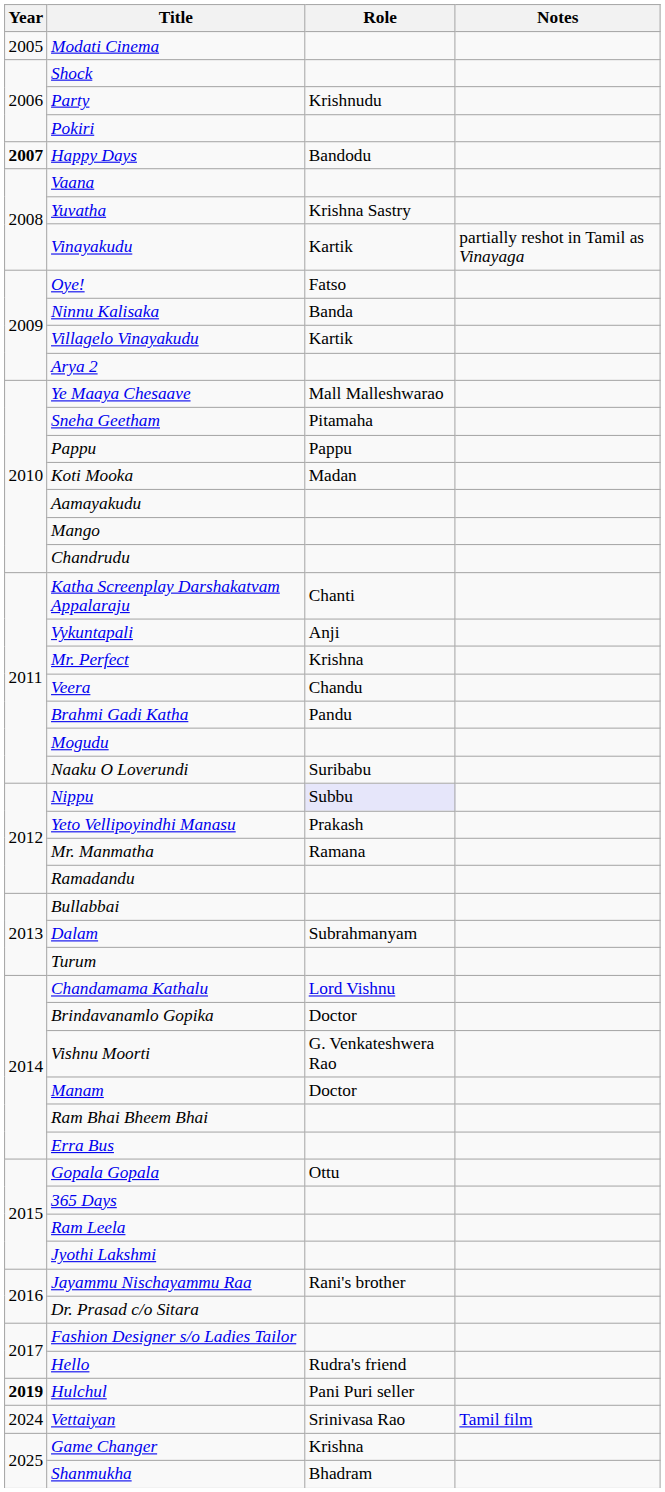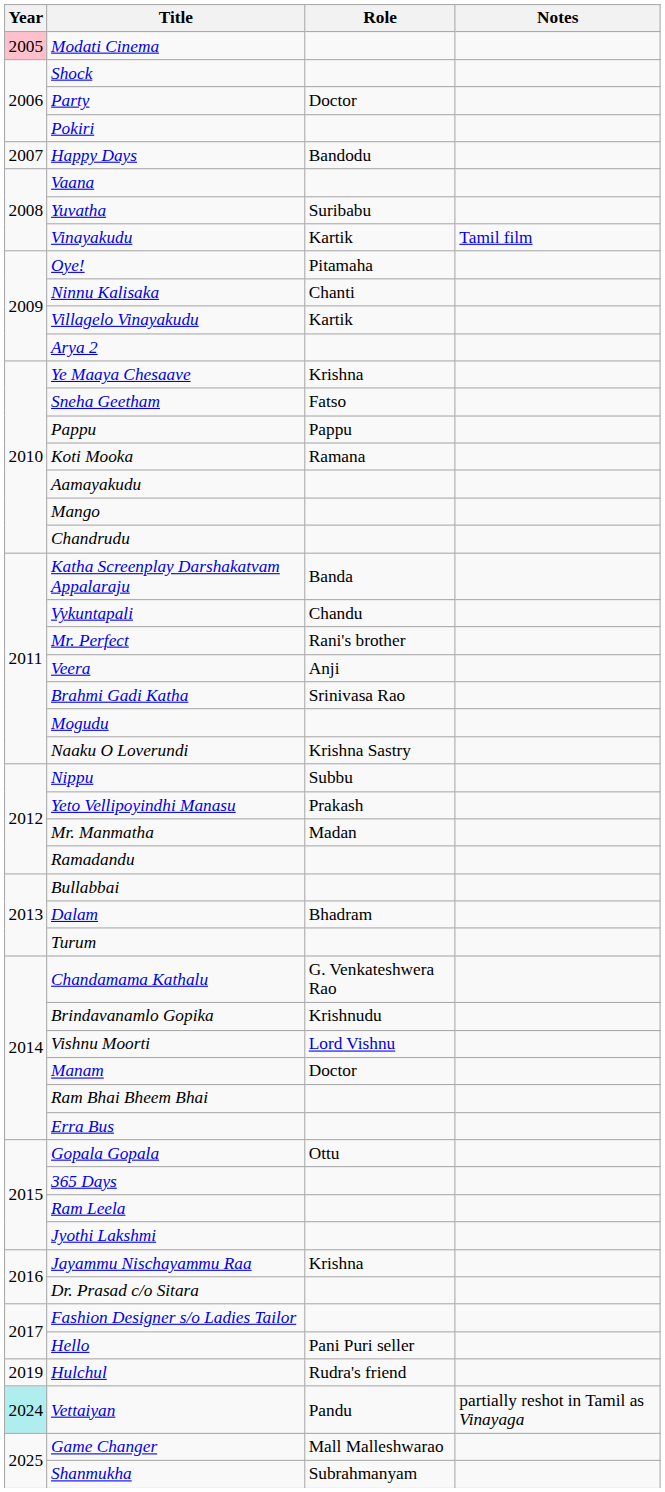(26, 45) no background -> (26, 45) pink background
(345, 100) Krishnudu -> (333, 100) Doctor
(26, 155) bold -> (26, 155) normal
(360, 210) Krishna Sastry -> (340, 210) Suribabu
(552, 247) partially reshot in Tamil as Vinayaga -> (496, 237) Tamil film
(327, 284) Fatso -> (341, 264) Pitamaha
(331, 311) Banda -> (332, 292) Chanti
(376, 393) Mall Malleshwarao -> (336, 374) Krishna
(341, 421) Pitamaha -> (327, 401) Fatso
(333, 476) Madan -> (337, 456) Ramana
(332, 595) Chanti -> (331, 576) Banda
(324, 632) Anji -> (336, 613) Chandu
(336, 659) Krishna -> (357, 640) Rani's brother
(336, 687) Chandu -> (324, 667) Anji
(330, 714) Pandu -> (357, 695) Srinivasa Rao
(340, 769) Suribabu -> (360, 750) Krishna Sastry
(331, 797) lavender background -> (331, 777) no background
(337, 851) Ramana -> (333, 832) Madan
(363, 934) Subrahmanyam -> (340, 914) Bhadram
(352, 988) Lord Vishnu -> (371, 979) G. Venkateshwera Rao
(333, 1016) Doctor -> (345, 1016) Krishnudu
(371, 1053) G. Venkateshwera Rao -> (352, 1043) Lord Vishnu
(357, 1282) Rani's brother -> (336, 1262) Krishna
(358, 1364) Rudra's friend -> (362, 1345) Pani Puri seller
(26, 1391) bold -> (26, 1372) normal
(362, 1391) Pani Puri seller -> (358, 1372) Rudra's friend
(26, 1419) no background -> (26, 1409) paleturquoise background
(357, 1419) Srinivasa Rao -> (330, 1409) Pandu
(496, 1419) Tamil film -> (552, 1409) partially reshot in Tamil as Vinayaga
(336, 1446) Krishna -> (376, 1446) Mall Malleshwarao
(340, 1474) Bhadram -> (363, 1474) Subrahmanyam
